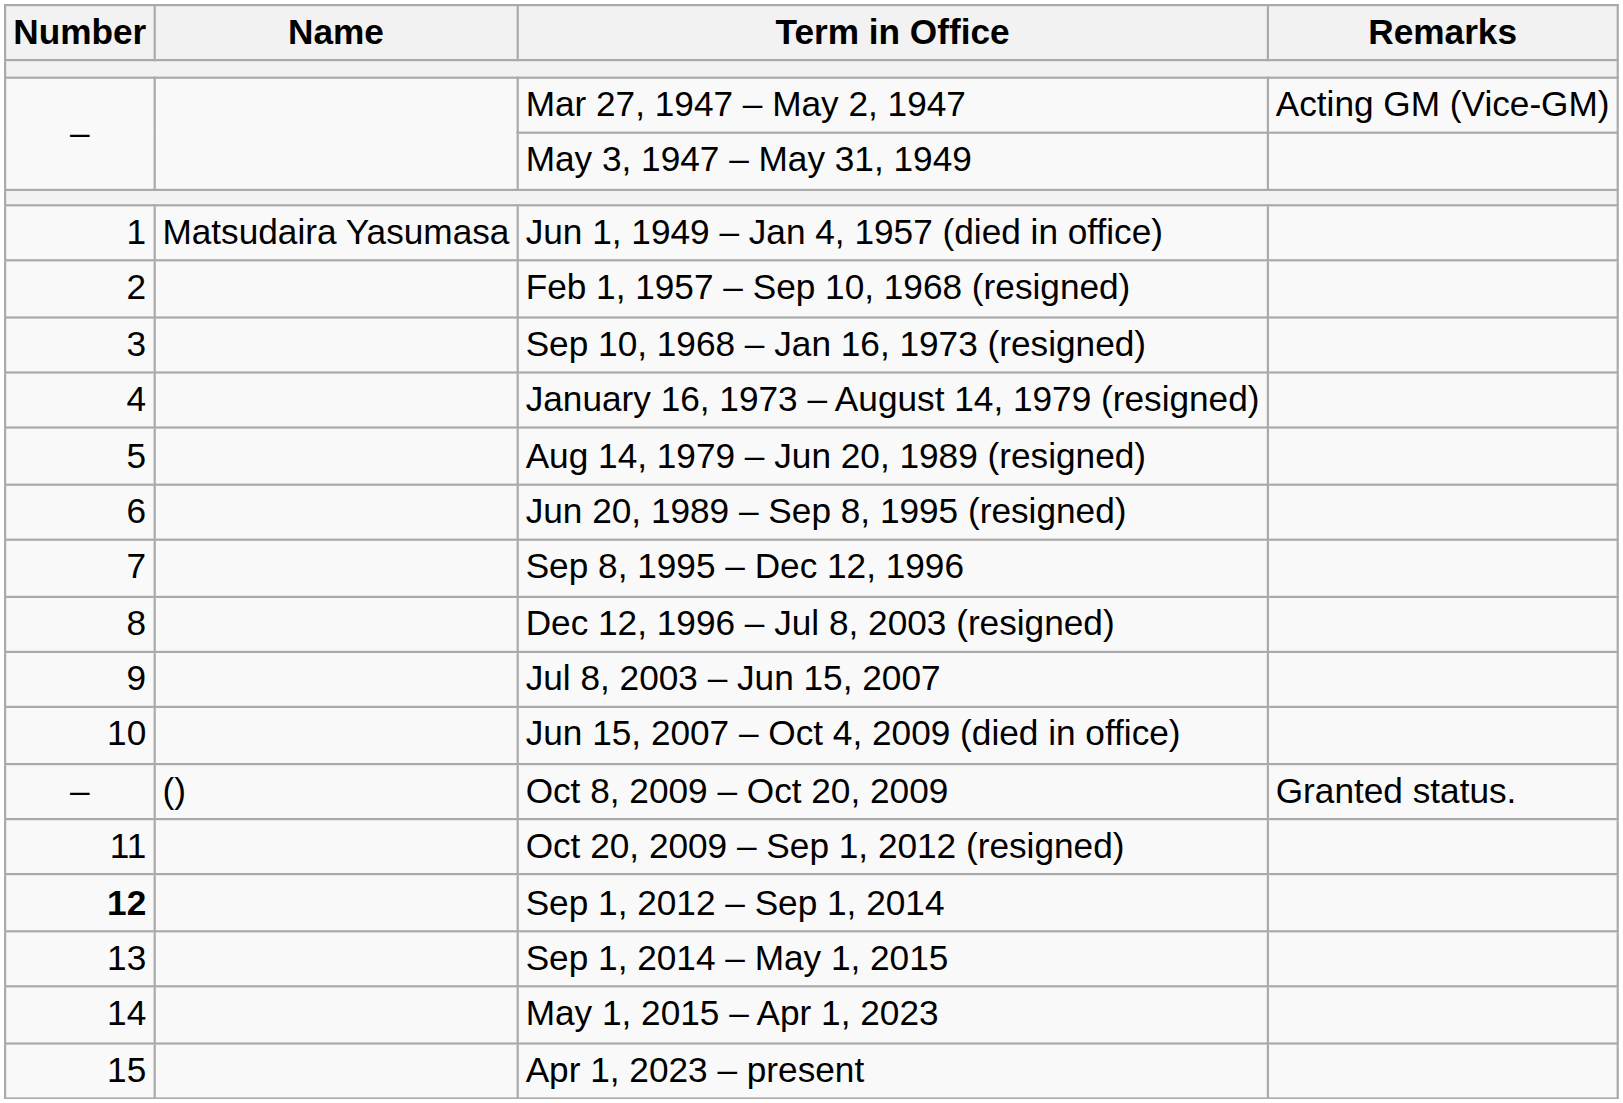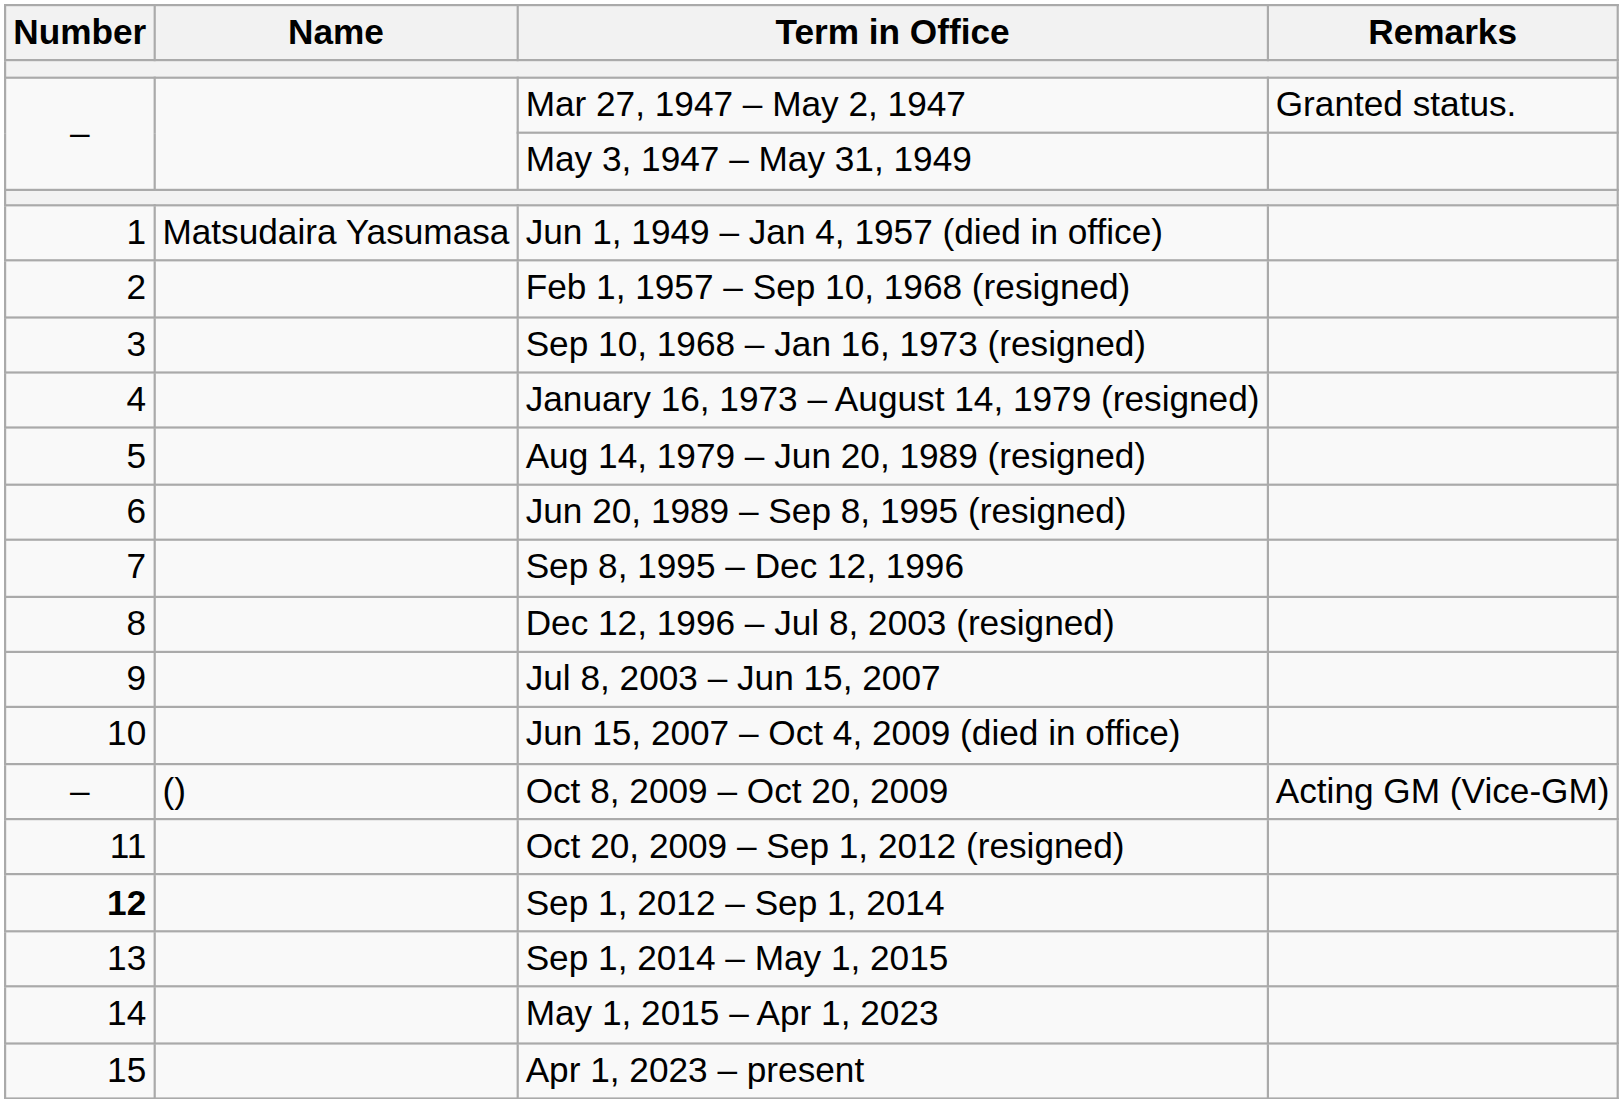(1443, 104) Acting GM (Vice-GM) -> (1396, 104) Granted status.
(1396, 790) Granted status. -> (1443, 790) Acting GM (Vice-GM)
